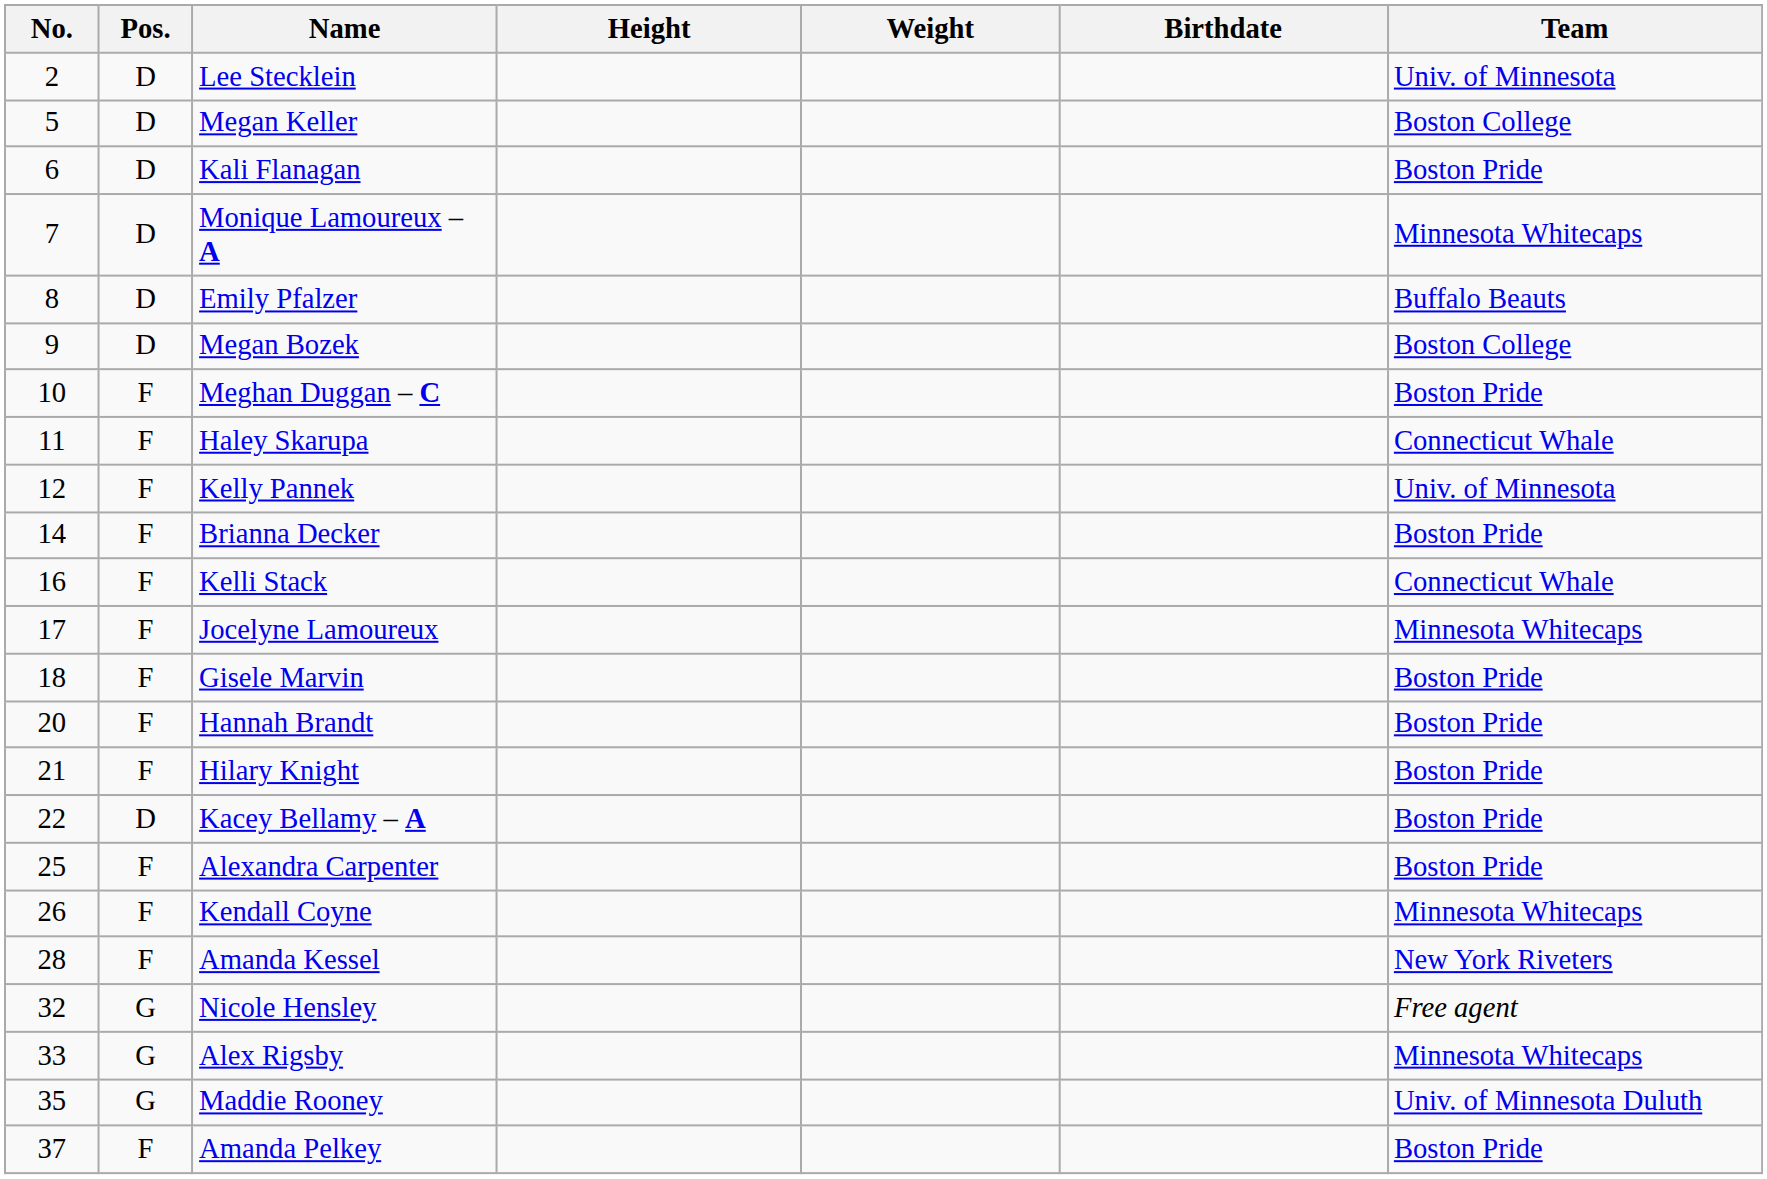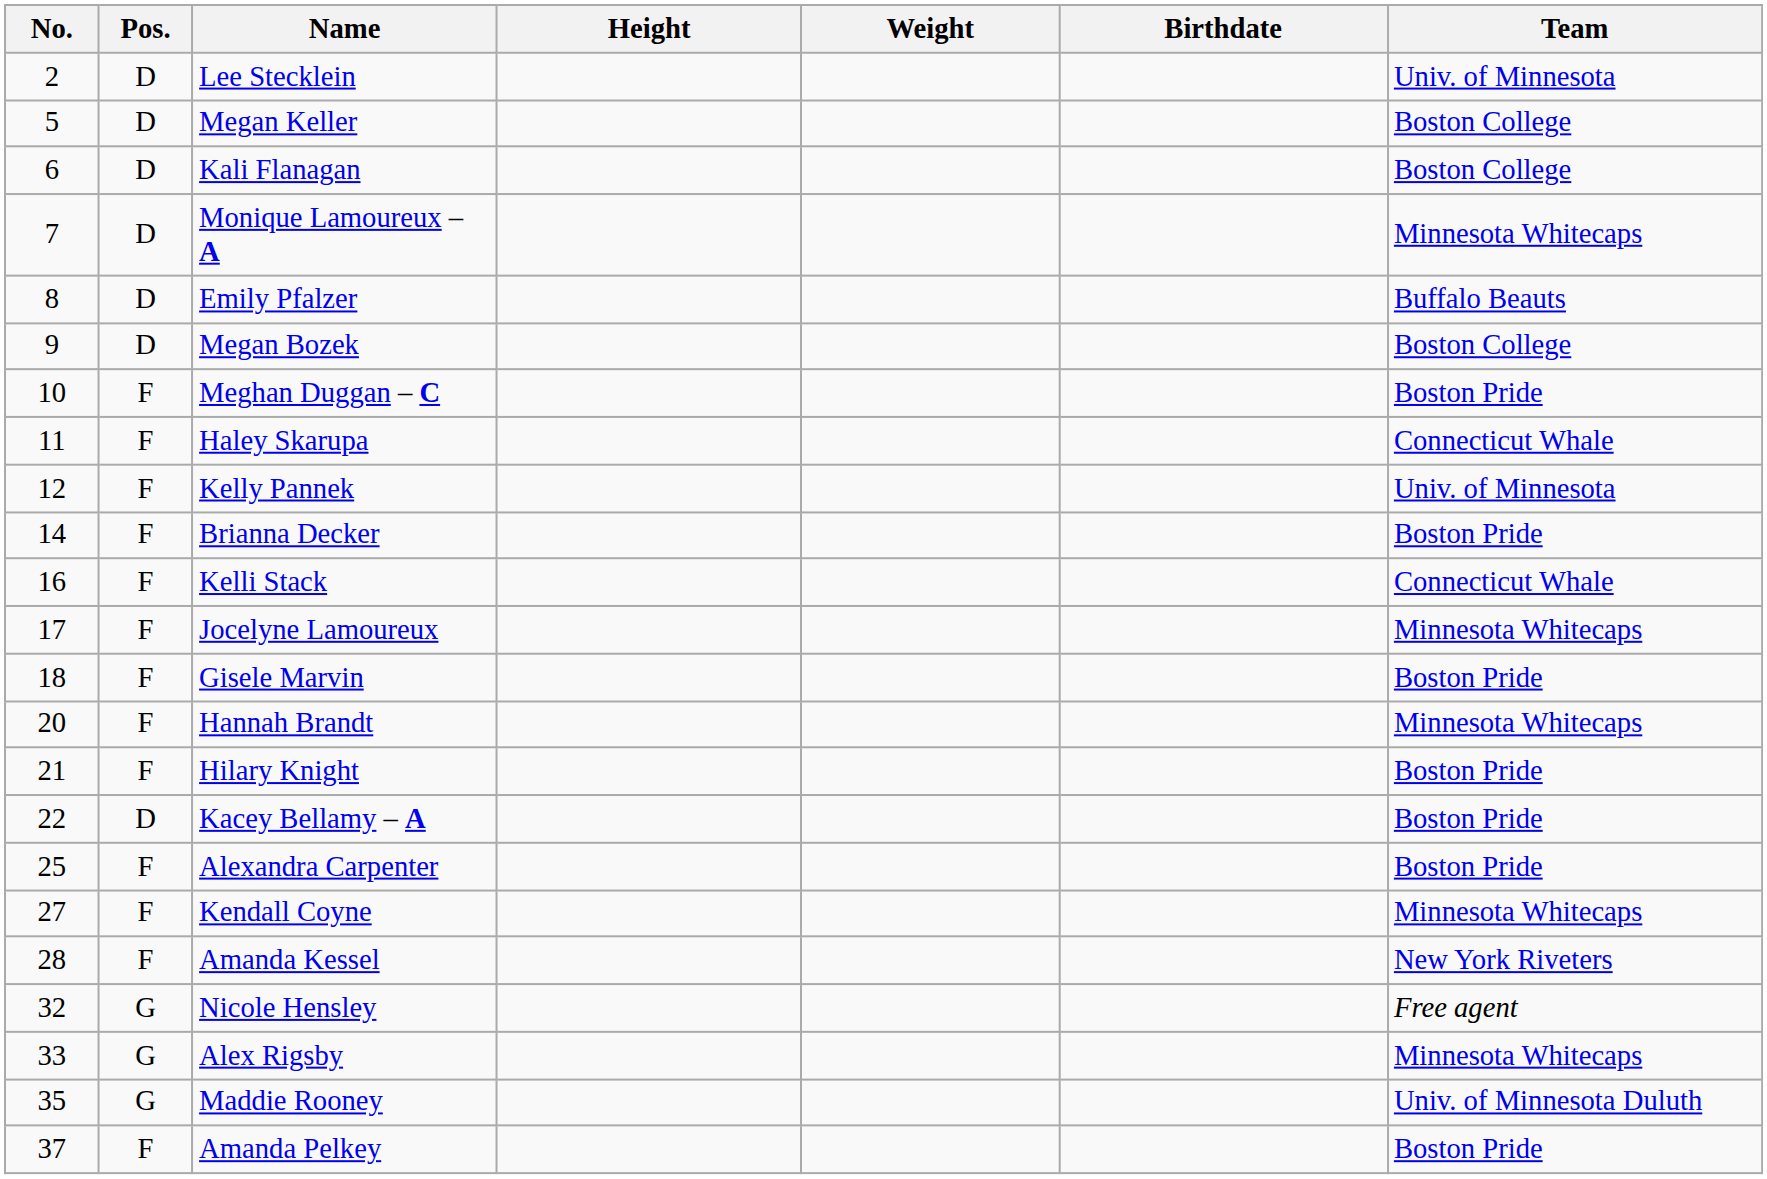(1468, 170) Boston Pride -> (1483, 170) Boston College
(1468, 724) Boston Pride -> (1518, 724) Minnesota Whitecaps
(52, 913) 26 -> (52, 913) 27
